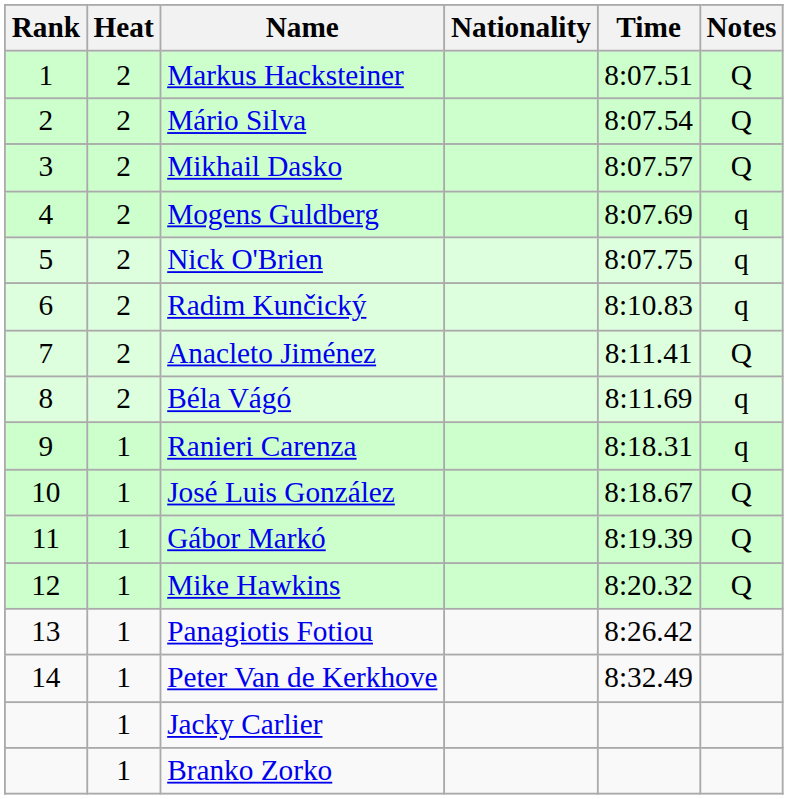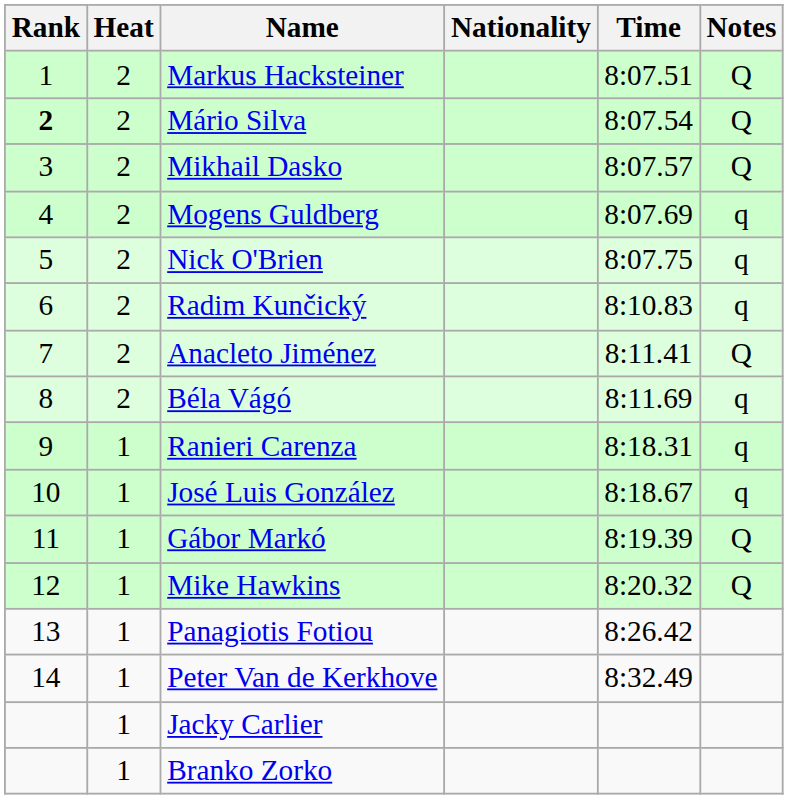(46, 120) normal -> (46, 120) bold
(741, 492) Q -> (741, 492) q
